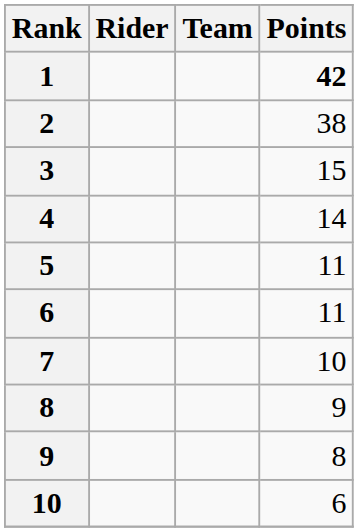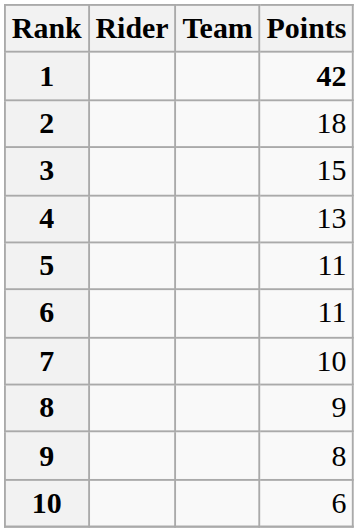(331, 123) 38 -> (331, 123) 18
(331, 218) 14 -> (331, 218) 13
